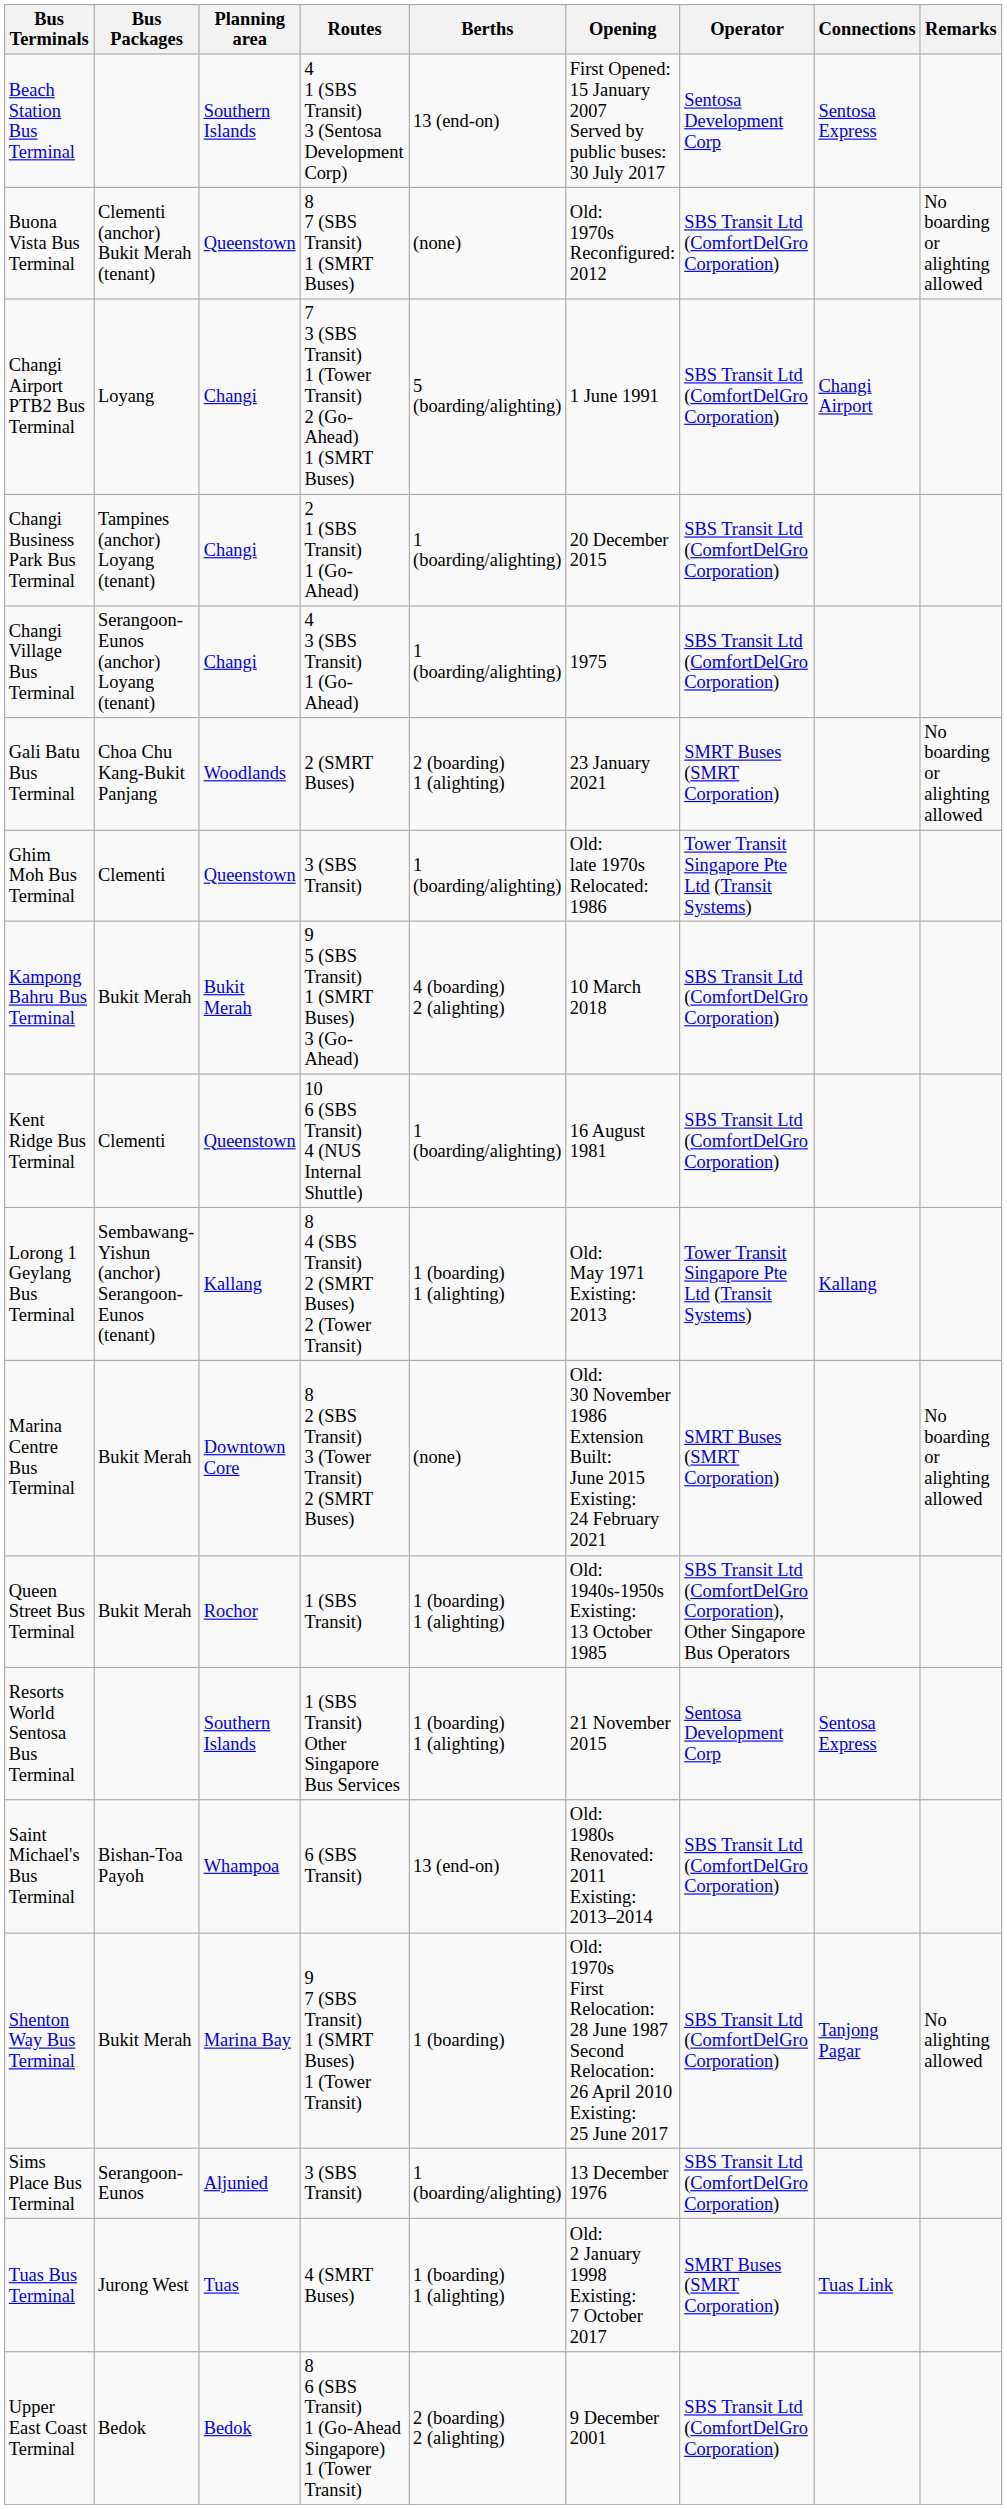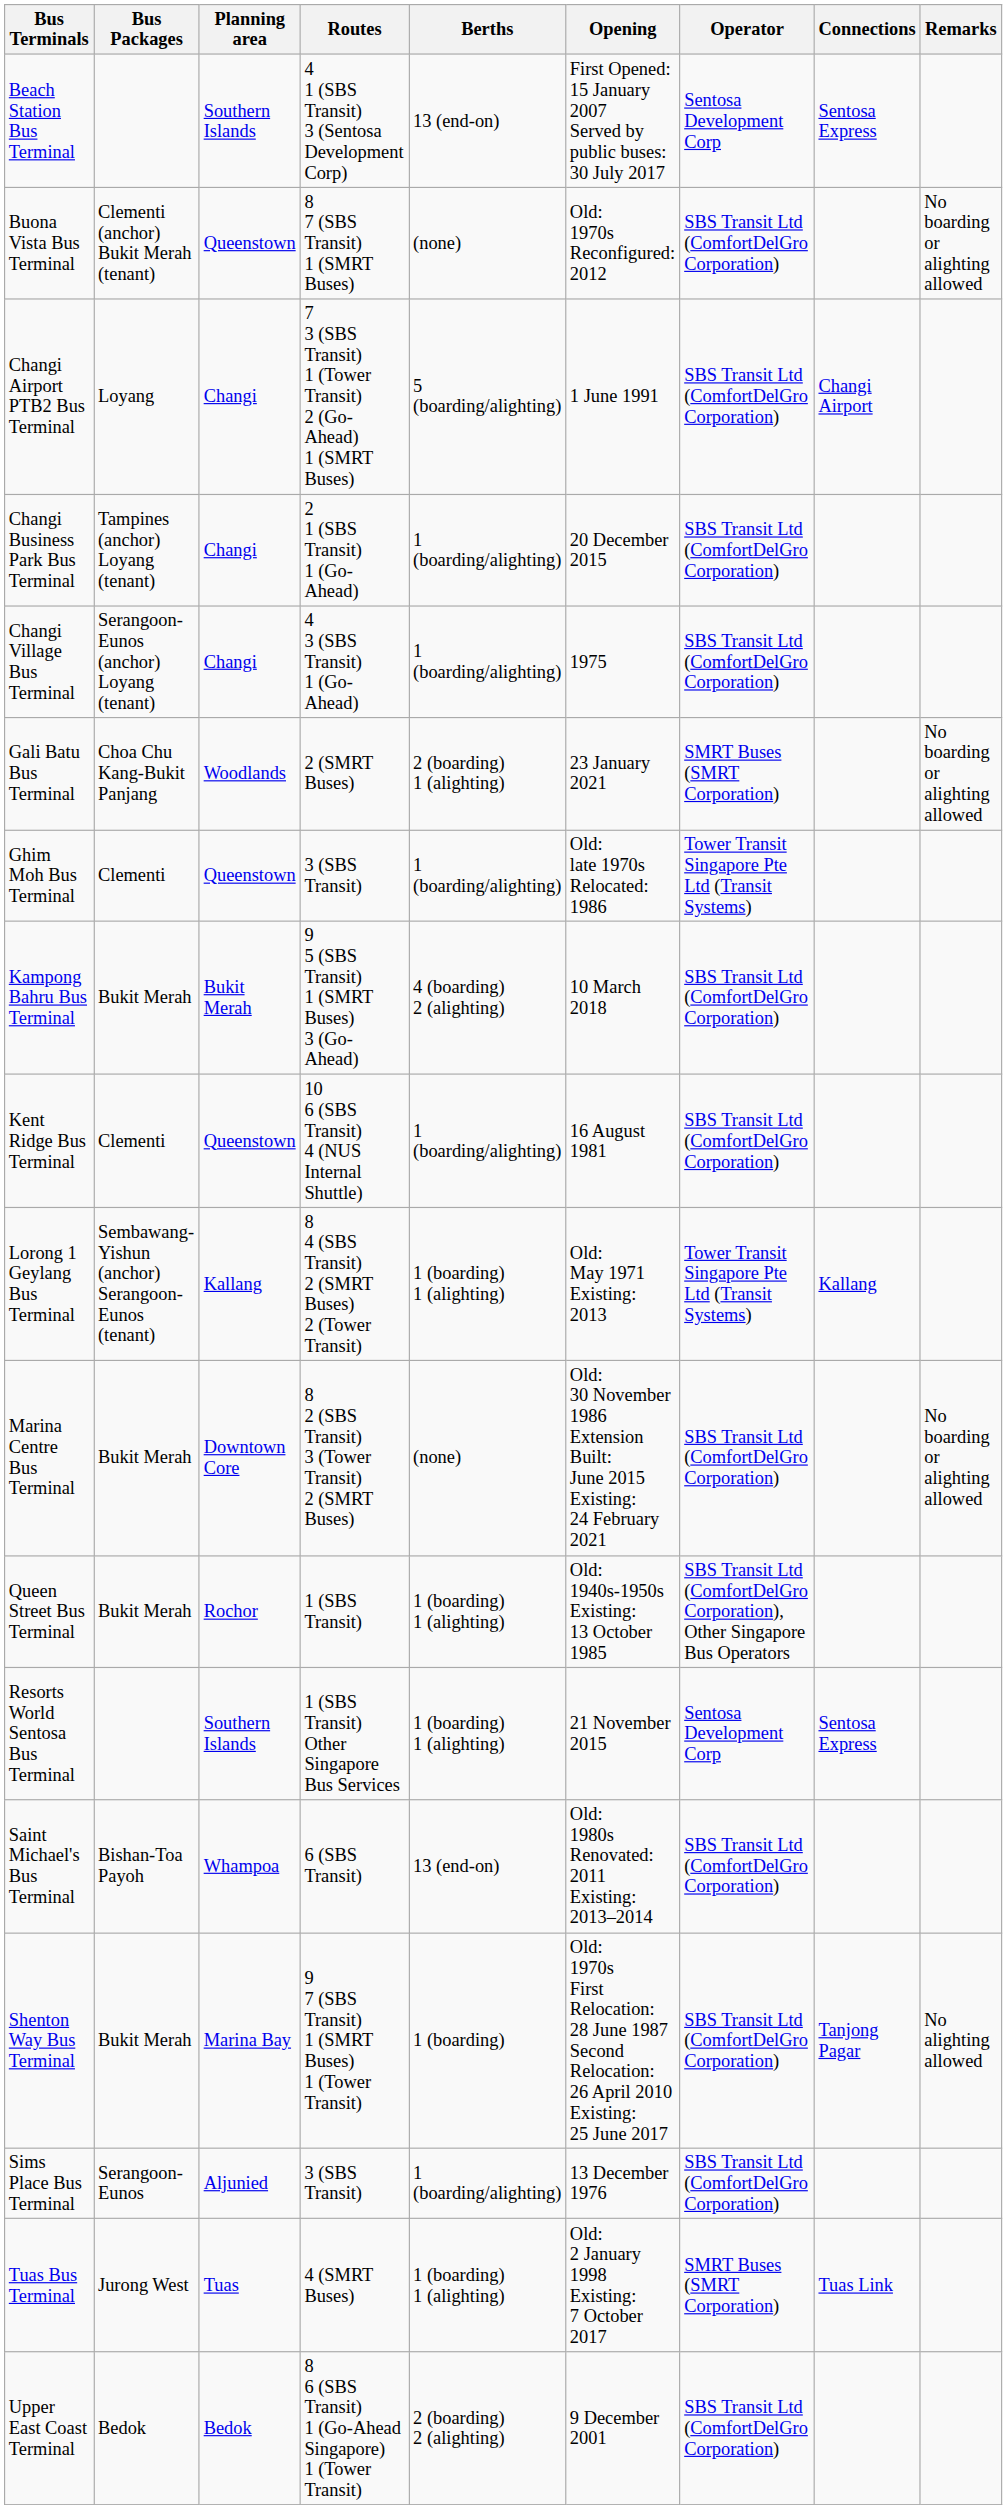(733, 1457) SMRT Buses (SMRT Corporation) -> (746, 1457) SBS Transit Ltd (ComfortDelGro Corporation)
